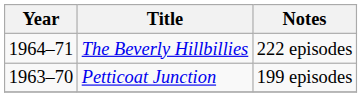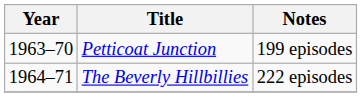rows swapped: (149, 77) <-> (165, 48)
